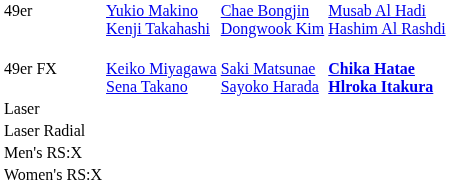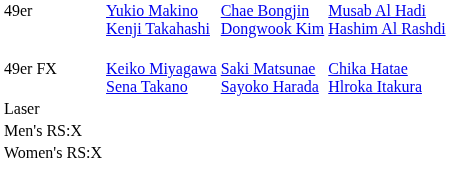(381, 78) bold -> (375, 78) normal
- row: (45, 130)
